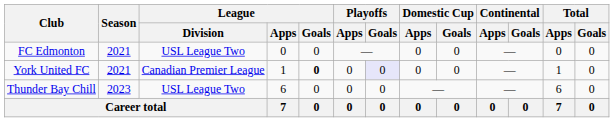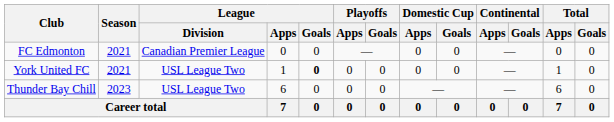(203, 51) USL League Two -> (203, 51) Canadian Premier League
(203, 70) Canadian Premier League -> (203, 70) USL League Two
(383, 70) lavender background -> (383, 70) no background
